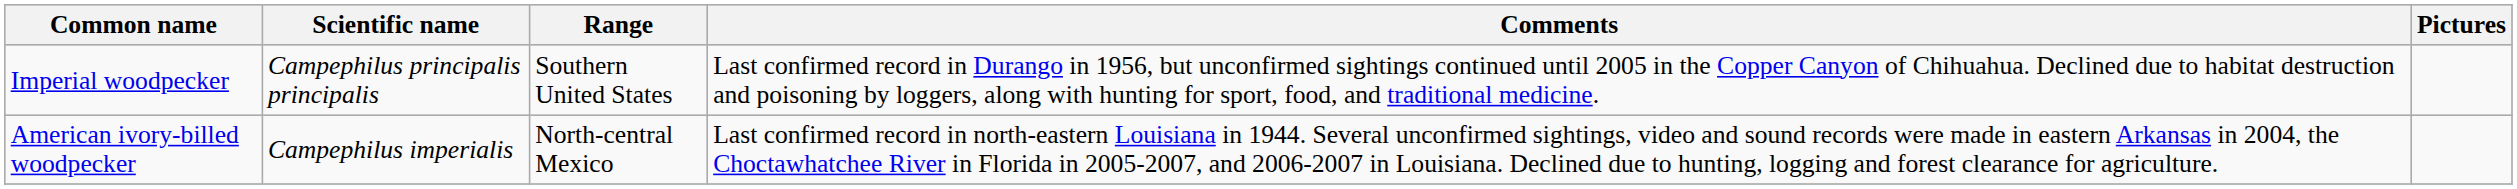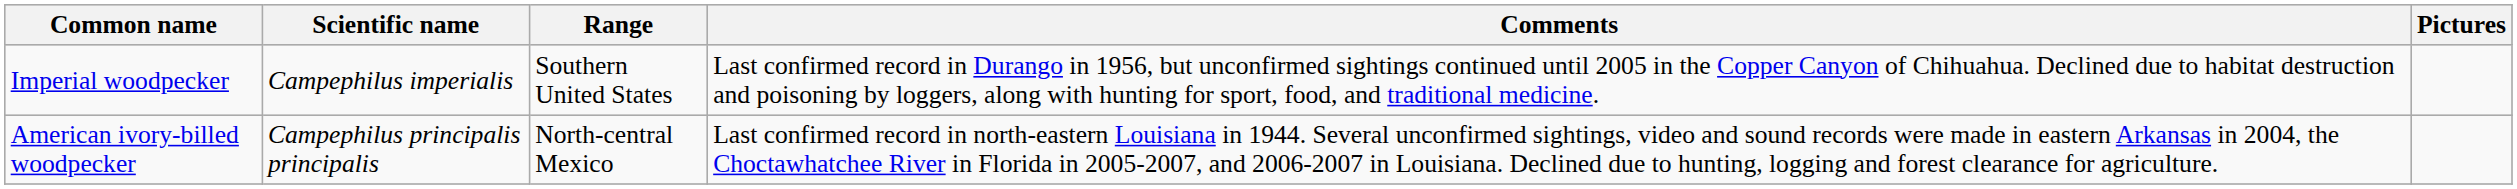(394, 79) Campephilus principalis principalis -> (391, 79) Campephilus imperialis
(391, 149) Campephilus imperialis -> (394, 149) Campephilus principalis principalis
